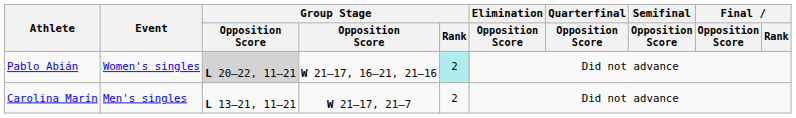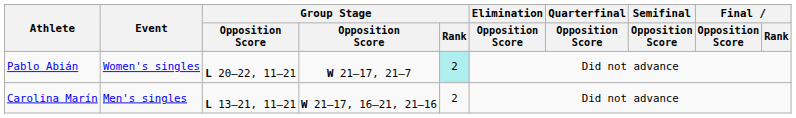(251, 73) lightgrey background -> (251, 73) no background
(369, 73) W 21–17, 16–21, 21–16 -> (369, 73) W 21–17, 21–7
(369, 104) W 21–17, 21–7 -> (369, 104) W 21–17, 16–21, 21–16
